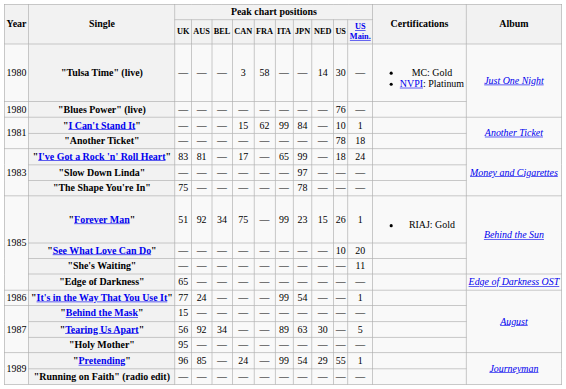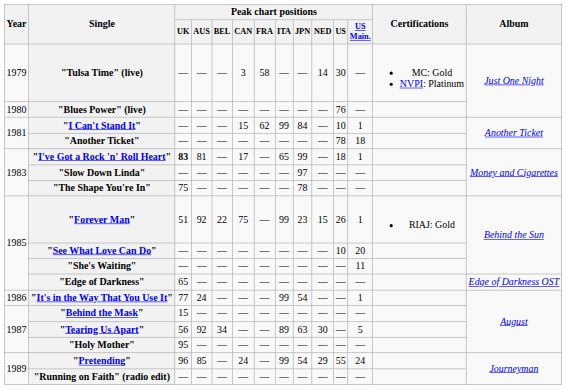(17, 72) 1980 -> (17, 72) 1979
(183, 156) normal -> (183, 156) bold
(360, 156) 24 -> (360, 156) 1
(222, 219) 34 -> (222, 219) 22
(360, 360) 1 -> (360, 360) 24
